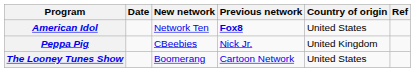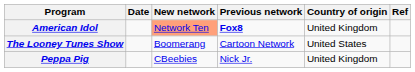(181, 28) no background -> (181, 28) lightsalmon background
(337, 28) United States -> (342, 28) United Kingdom
rows swapped: (65, 59) <-> (65, 43)
